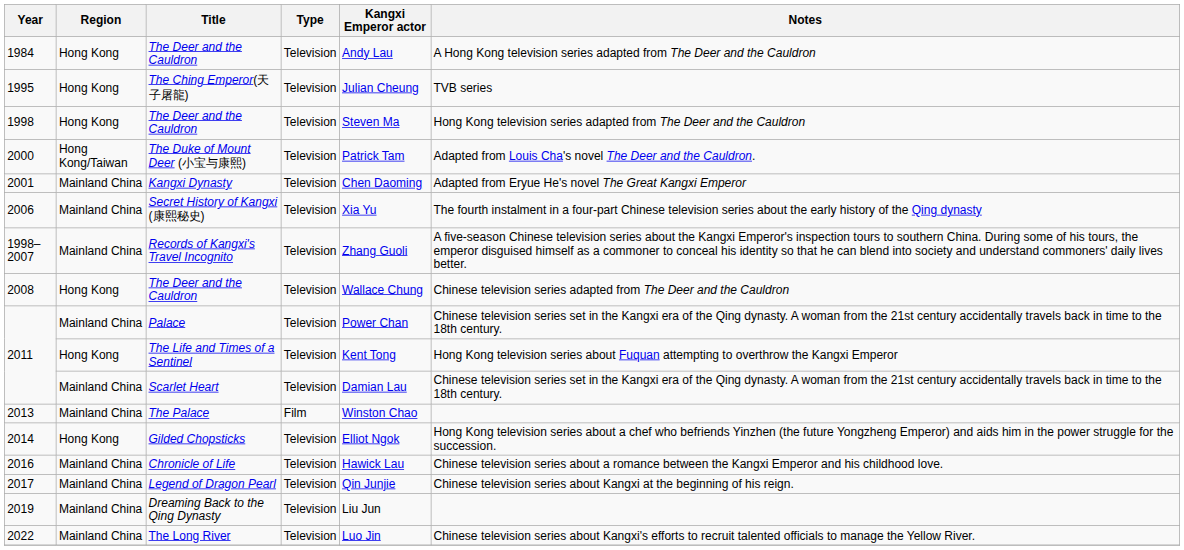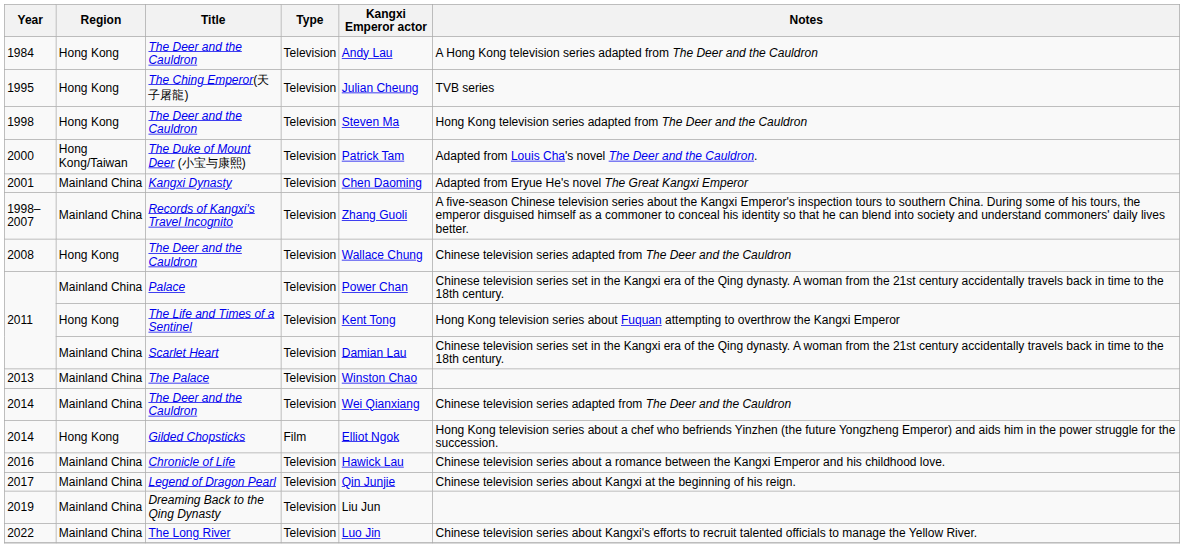- row: (20, 210)
(295, 413) Film -> (310, 378) Television
+ row: (20, 404)
(310, 439) Television -> (295, 436) Film
